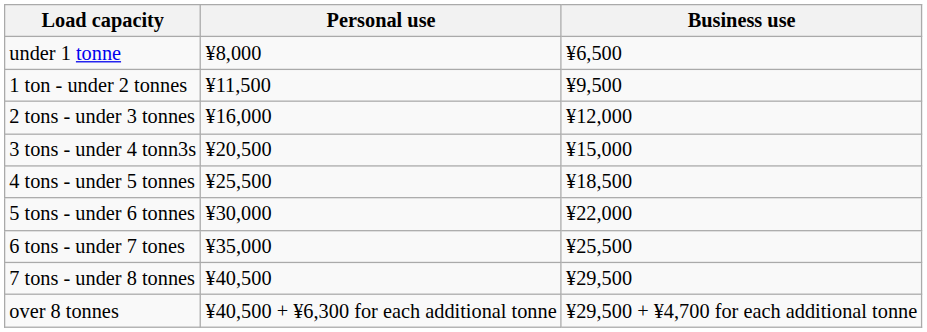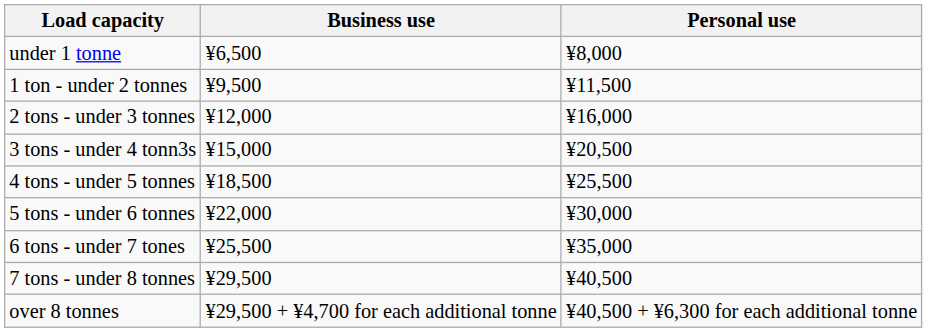columns swapped: (381, 20) <-> (742, 20)
